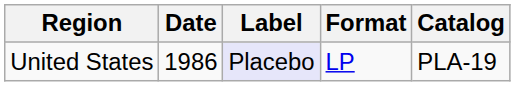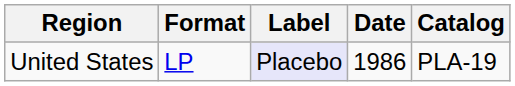columns swapped: (191, 23) <-> (366, 23)
